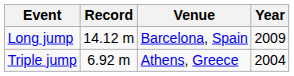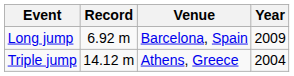(109, 37) 14.12 m -> (109, 37) 6.92 m
(109, 60) 6.92 m -> (109, 60) 14.12 m
